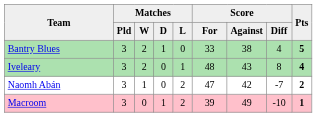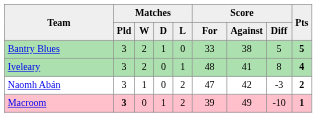(279, 49) 4 -> (279, 49) 5
(247, 67) 43 -> (247, 67) 41
(279, 85) -7 -> (279, 85) -3
(124, 103) normal -> (124, 103) bold
